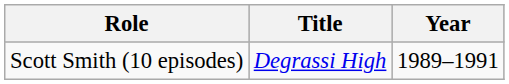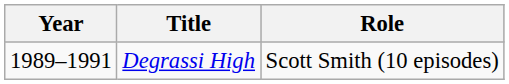columns swapped: (448, 23) <-> (127, 23)
